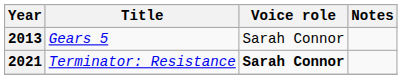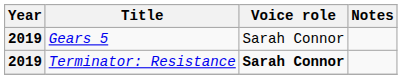(25, 39) 2013 -> (25, 39) 2019
(25, 62) 2021 -> (25, 62) 2019
